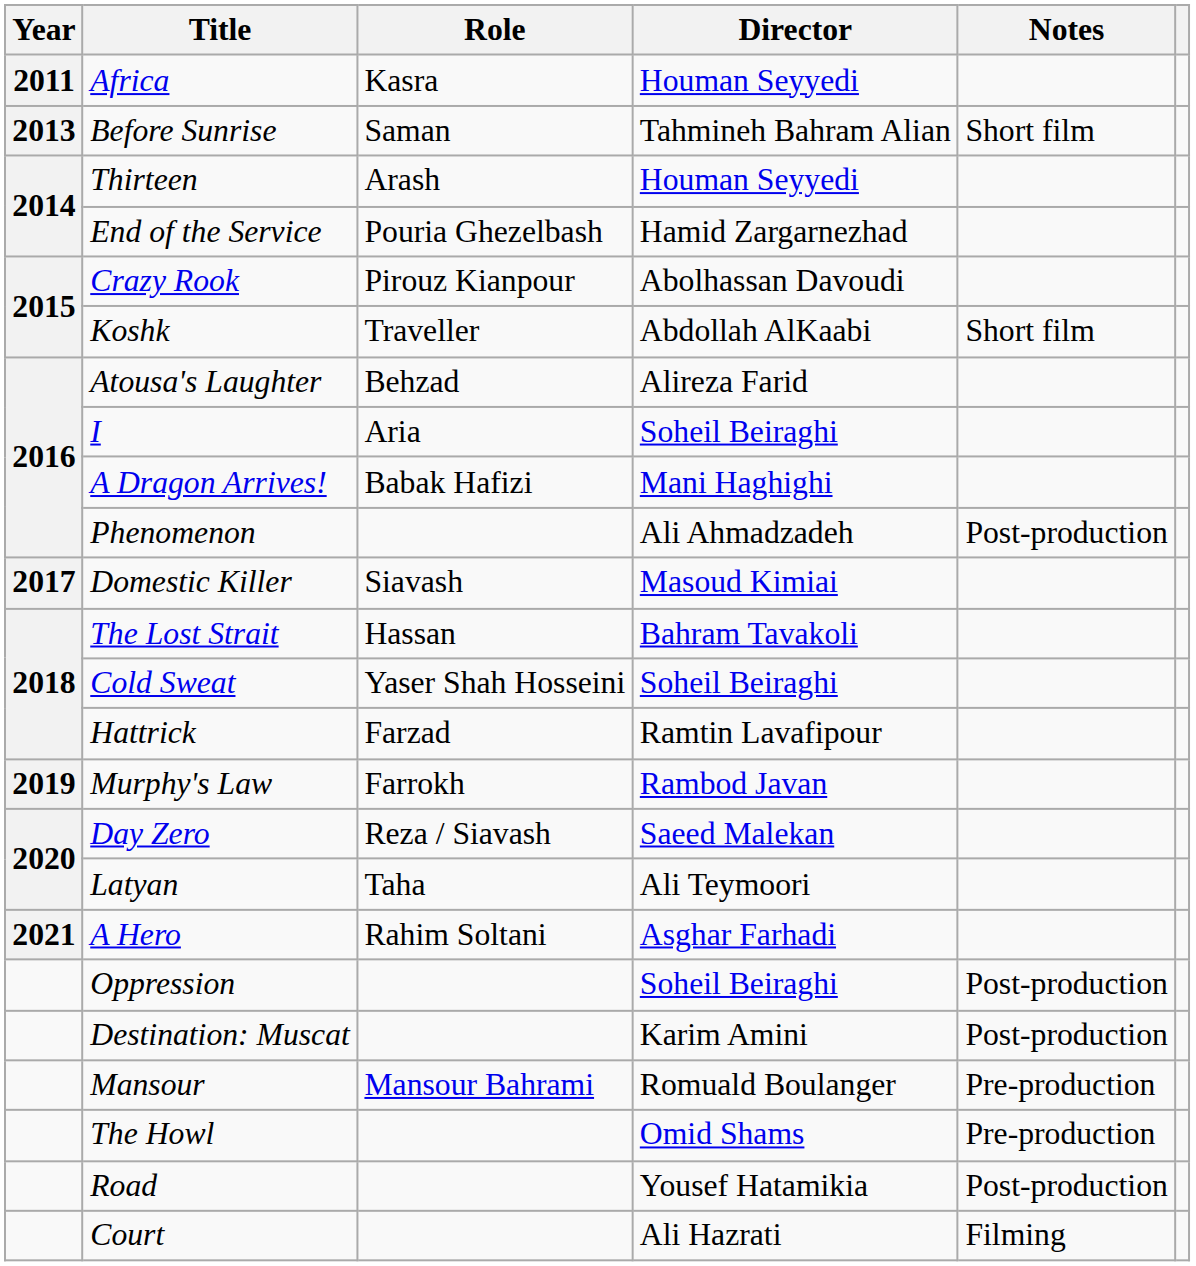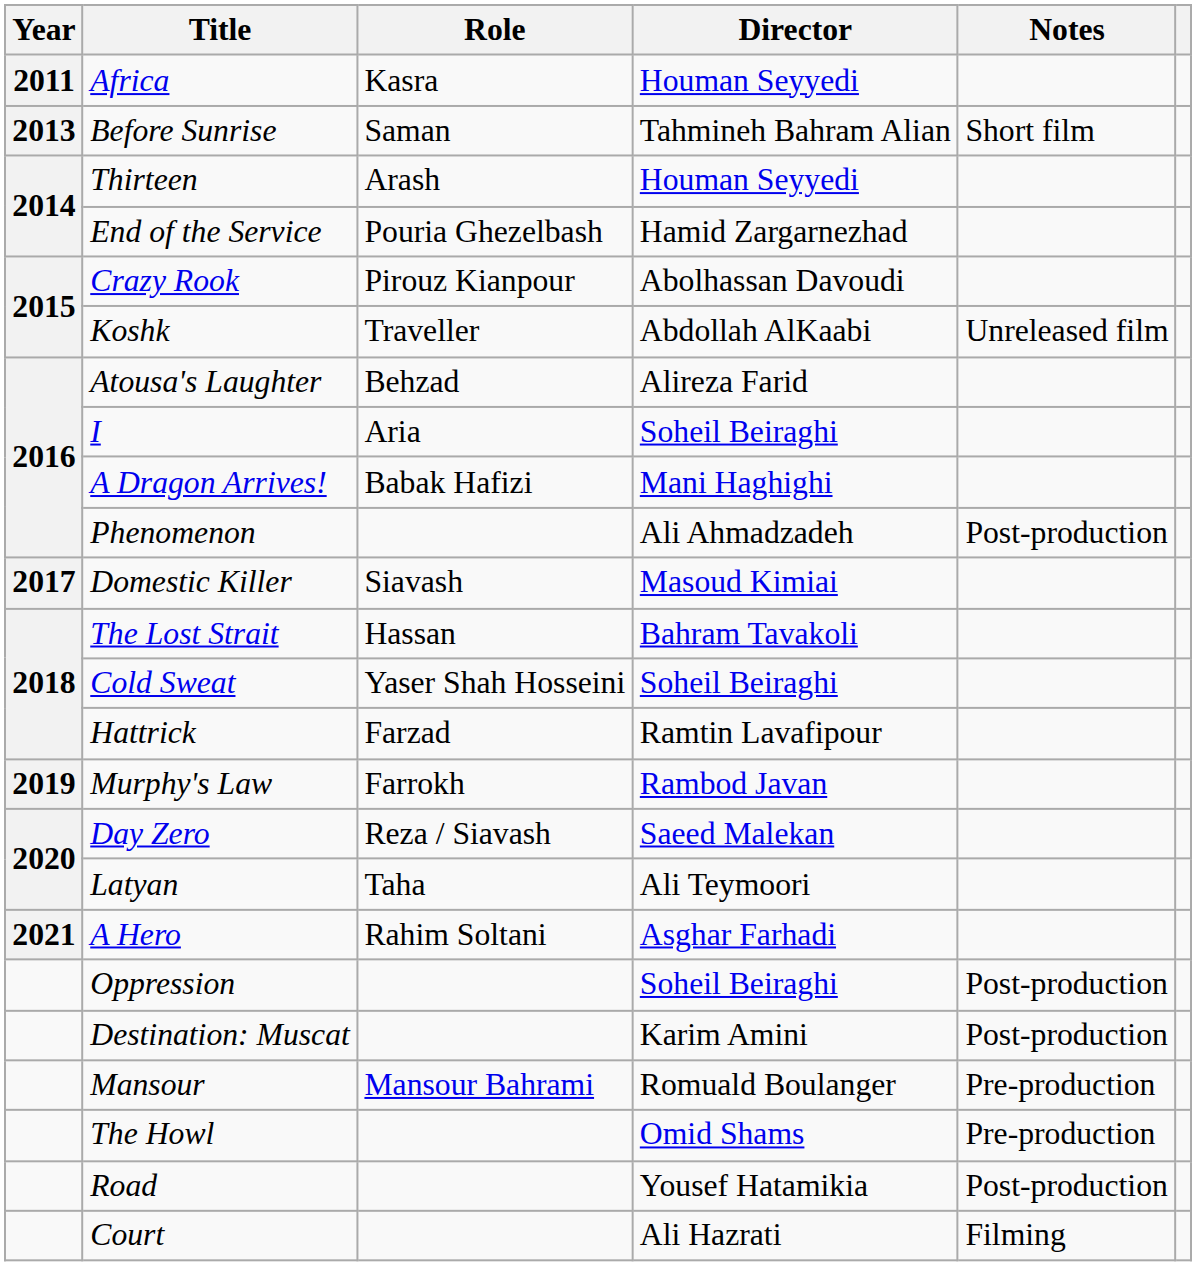(1030, 331) Short film -> (1067, 331) Unreleased film
